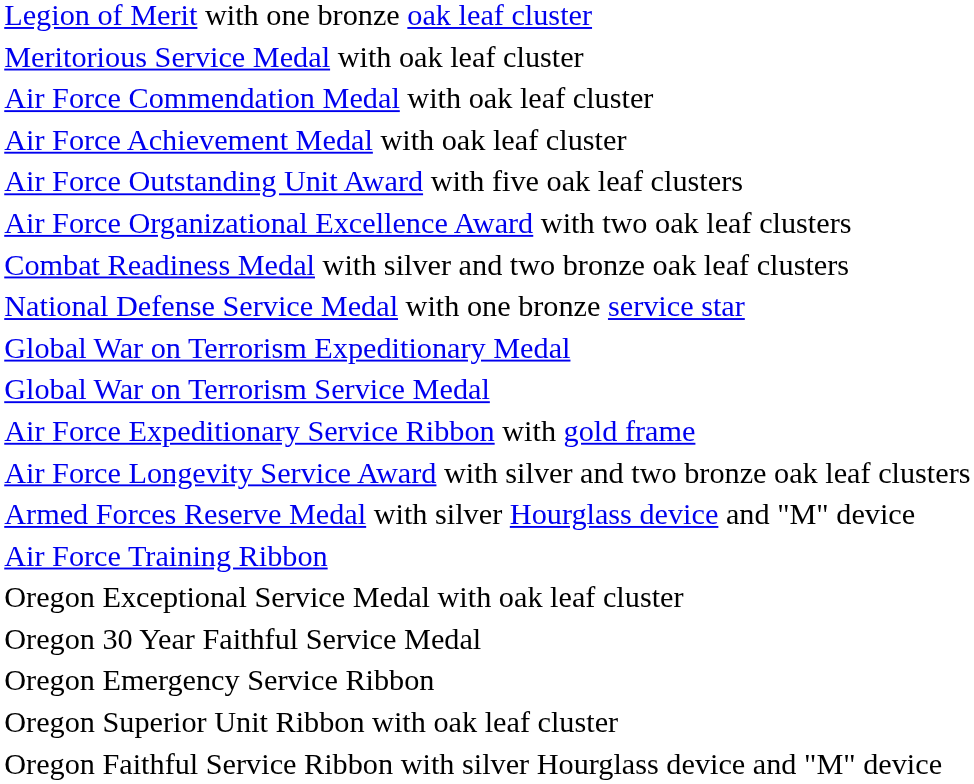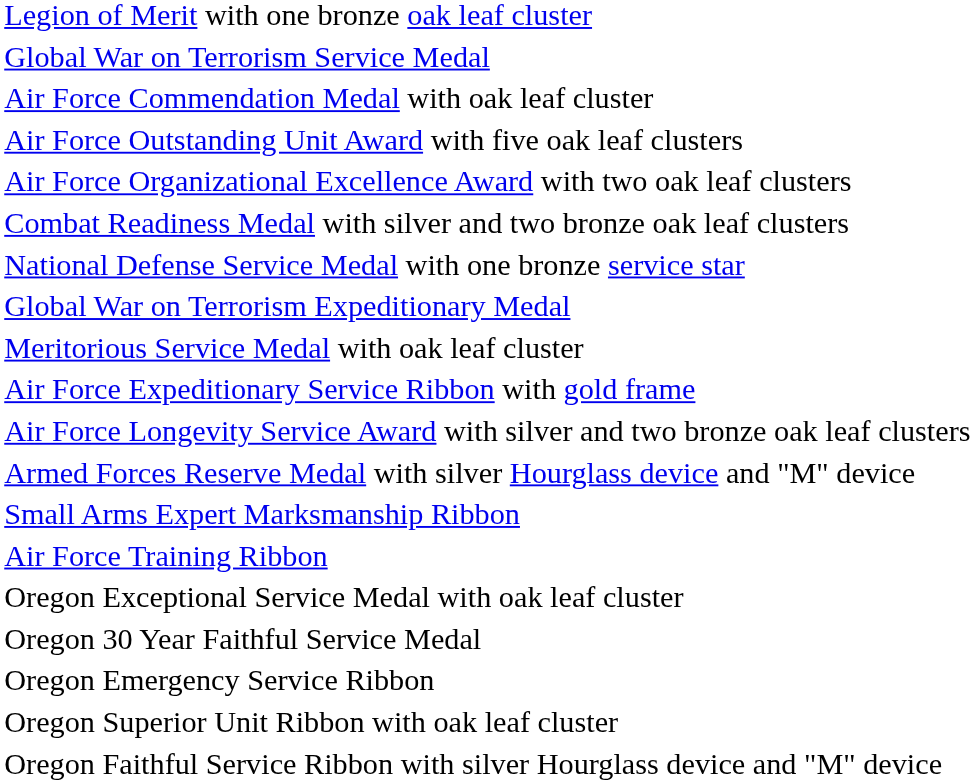rows swapped: (294, 56) <-> (247, 389)
- row: (315, 139)
+ row: (262, 514)
